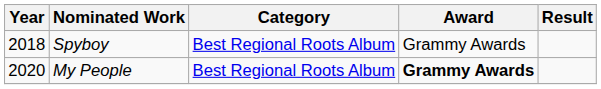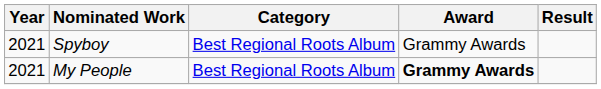(27, 44) 2018 -> (27, 44) 2021
(27, 70) 2020 -> (27, 70) 2021
